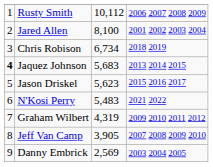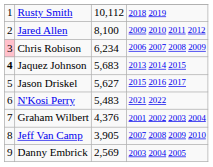(167, 13) 2006 2007 2008 2009 -> (147, 13) 2018 2019
(167, 30) 2001 2002 2003 2004 -> (167, 30) 2009 2010 2011 2012
(10, 48) no background -> (10, 48) pink background
(106, 48) 6,734 -> (106, 48) 6,234
(147, 48) 2018 2019 -> (167, 48) 2006 2007 2008 2009
(106, 83) 5,623 -> (106, 83) 5,627
(106, 118) 4,319 -> (106, 118) 4,376
(167, 118) 2009 2010 2011 2012 -> (167, 118) 2001 2002 2003 2004
